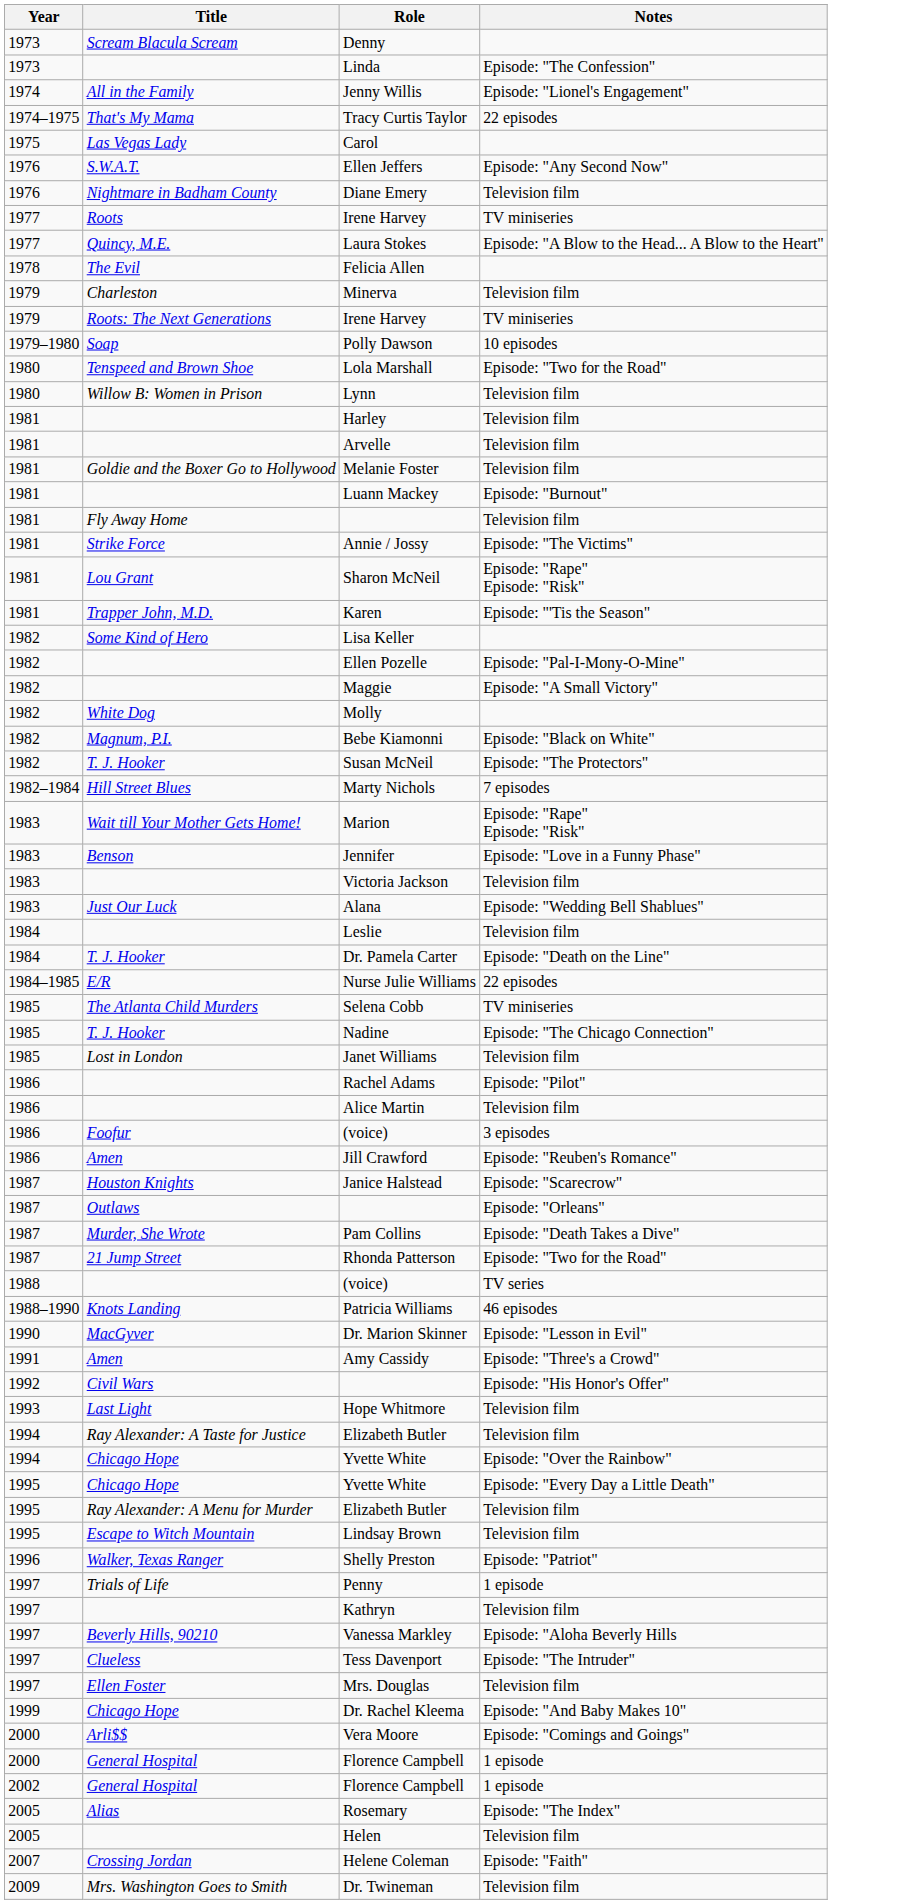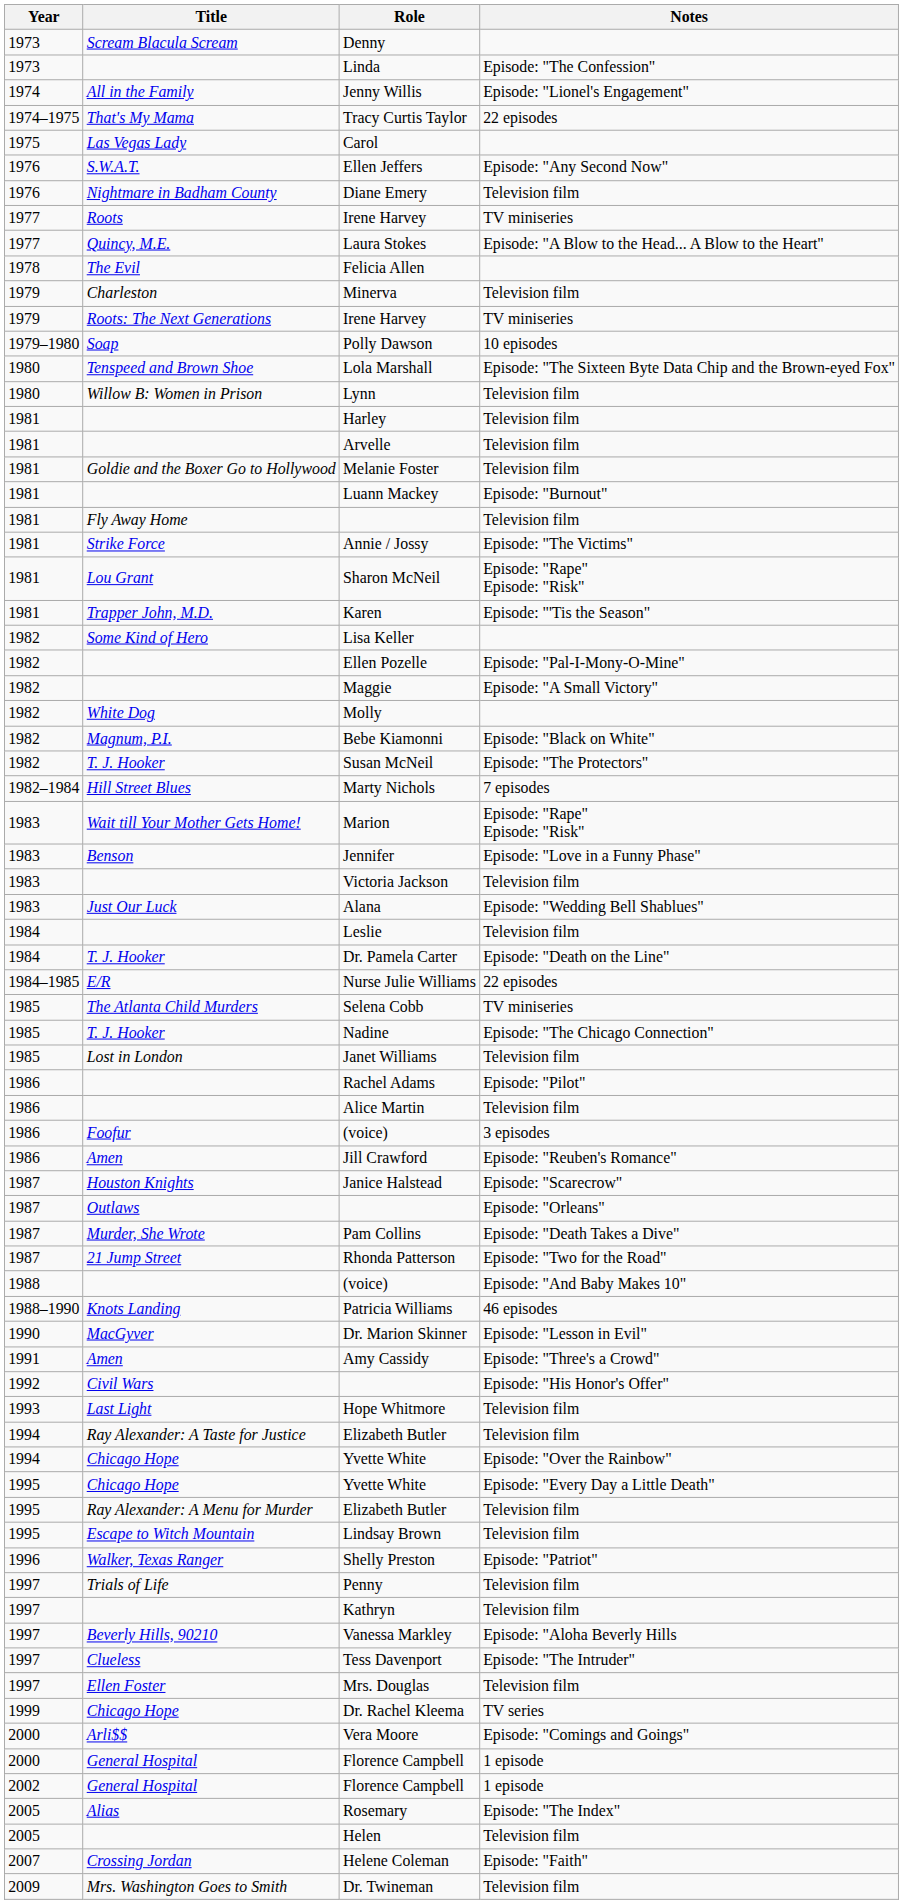(575, 368) Episode: "Two for the Road" -> (689, 368) Episode: "The Sixteen Byte Data Chip and the Brown-eyed Fox"
(514, 1283) TV series -> (585, 1283) Episode: "And Baby Makes 10"
(513, 1585) 1 episode -> (531, 1585) Television film
(585, 1710) Episode: "And Baby Makes 10" -> (514, 1710) TV series
